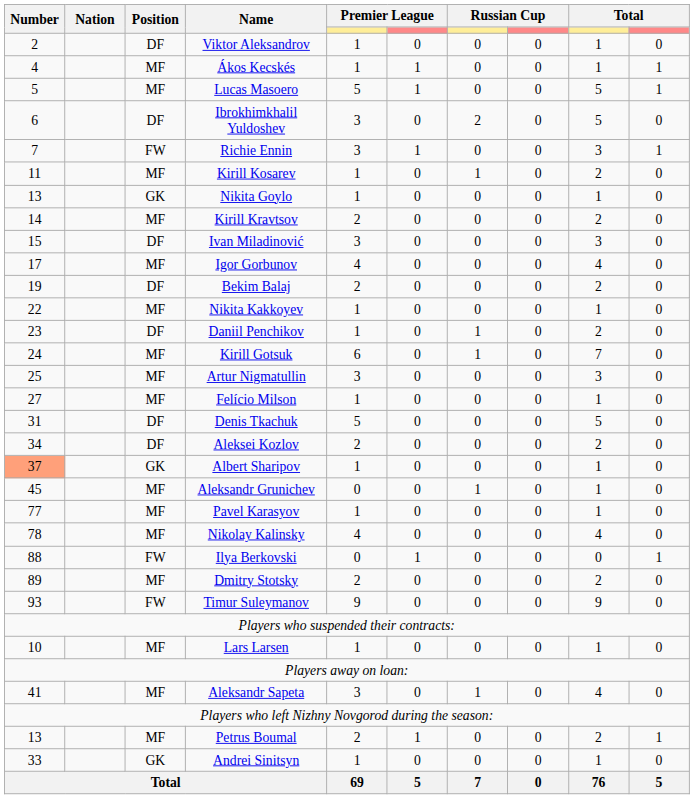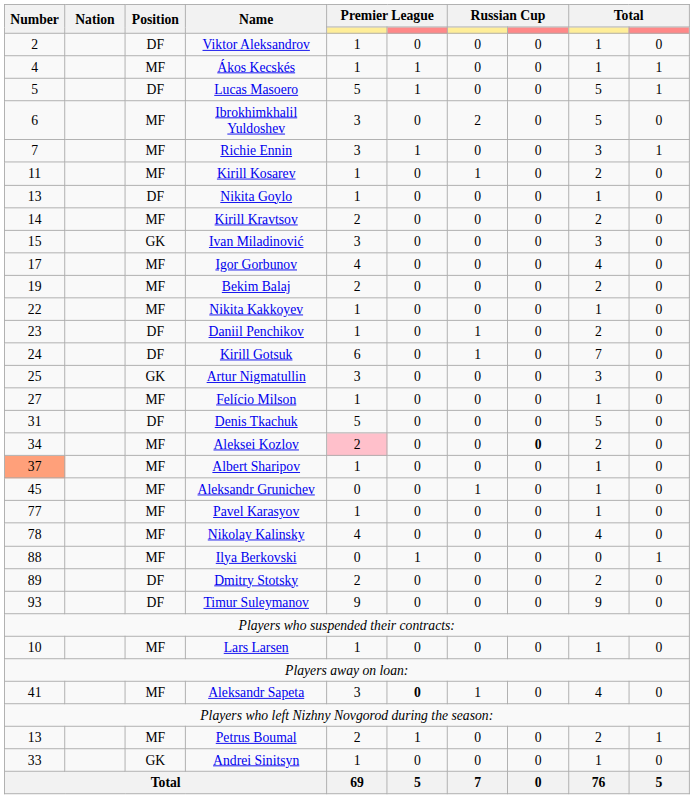(155, 89) MF -> (155, 89) DF
(155, 120) DF -> (155, 120) MF
(155, 151) FW -> (155, 151) MF
(155, 196) GK -> (155, 196) DF
(155, 241) DF -> (155, 241) GK
(155, 286) DF -> (155, 286) MF
(155, 354) MF -> (155, 354) DF
(155, 376) MF -> (155, 376) GK
(155, 444) DF -> (155, 444) MF
(357, 444) no background -> (357, 444) pink background
(538, 444) normal -> (538, 444) bold
(155, 467) GK -> (155, 467) MF
(155, 557) FW -> (155, 557) MF
(155, 579) MF -> (155, 579) DF
(155, 602) FW -> (155, 602) DF
(417, 692) normal -> (417, 692) bold
